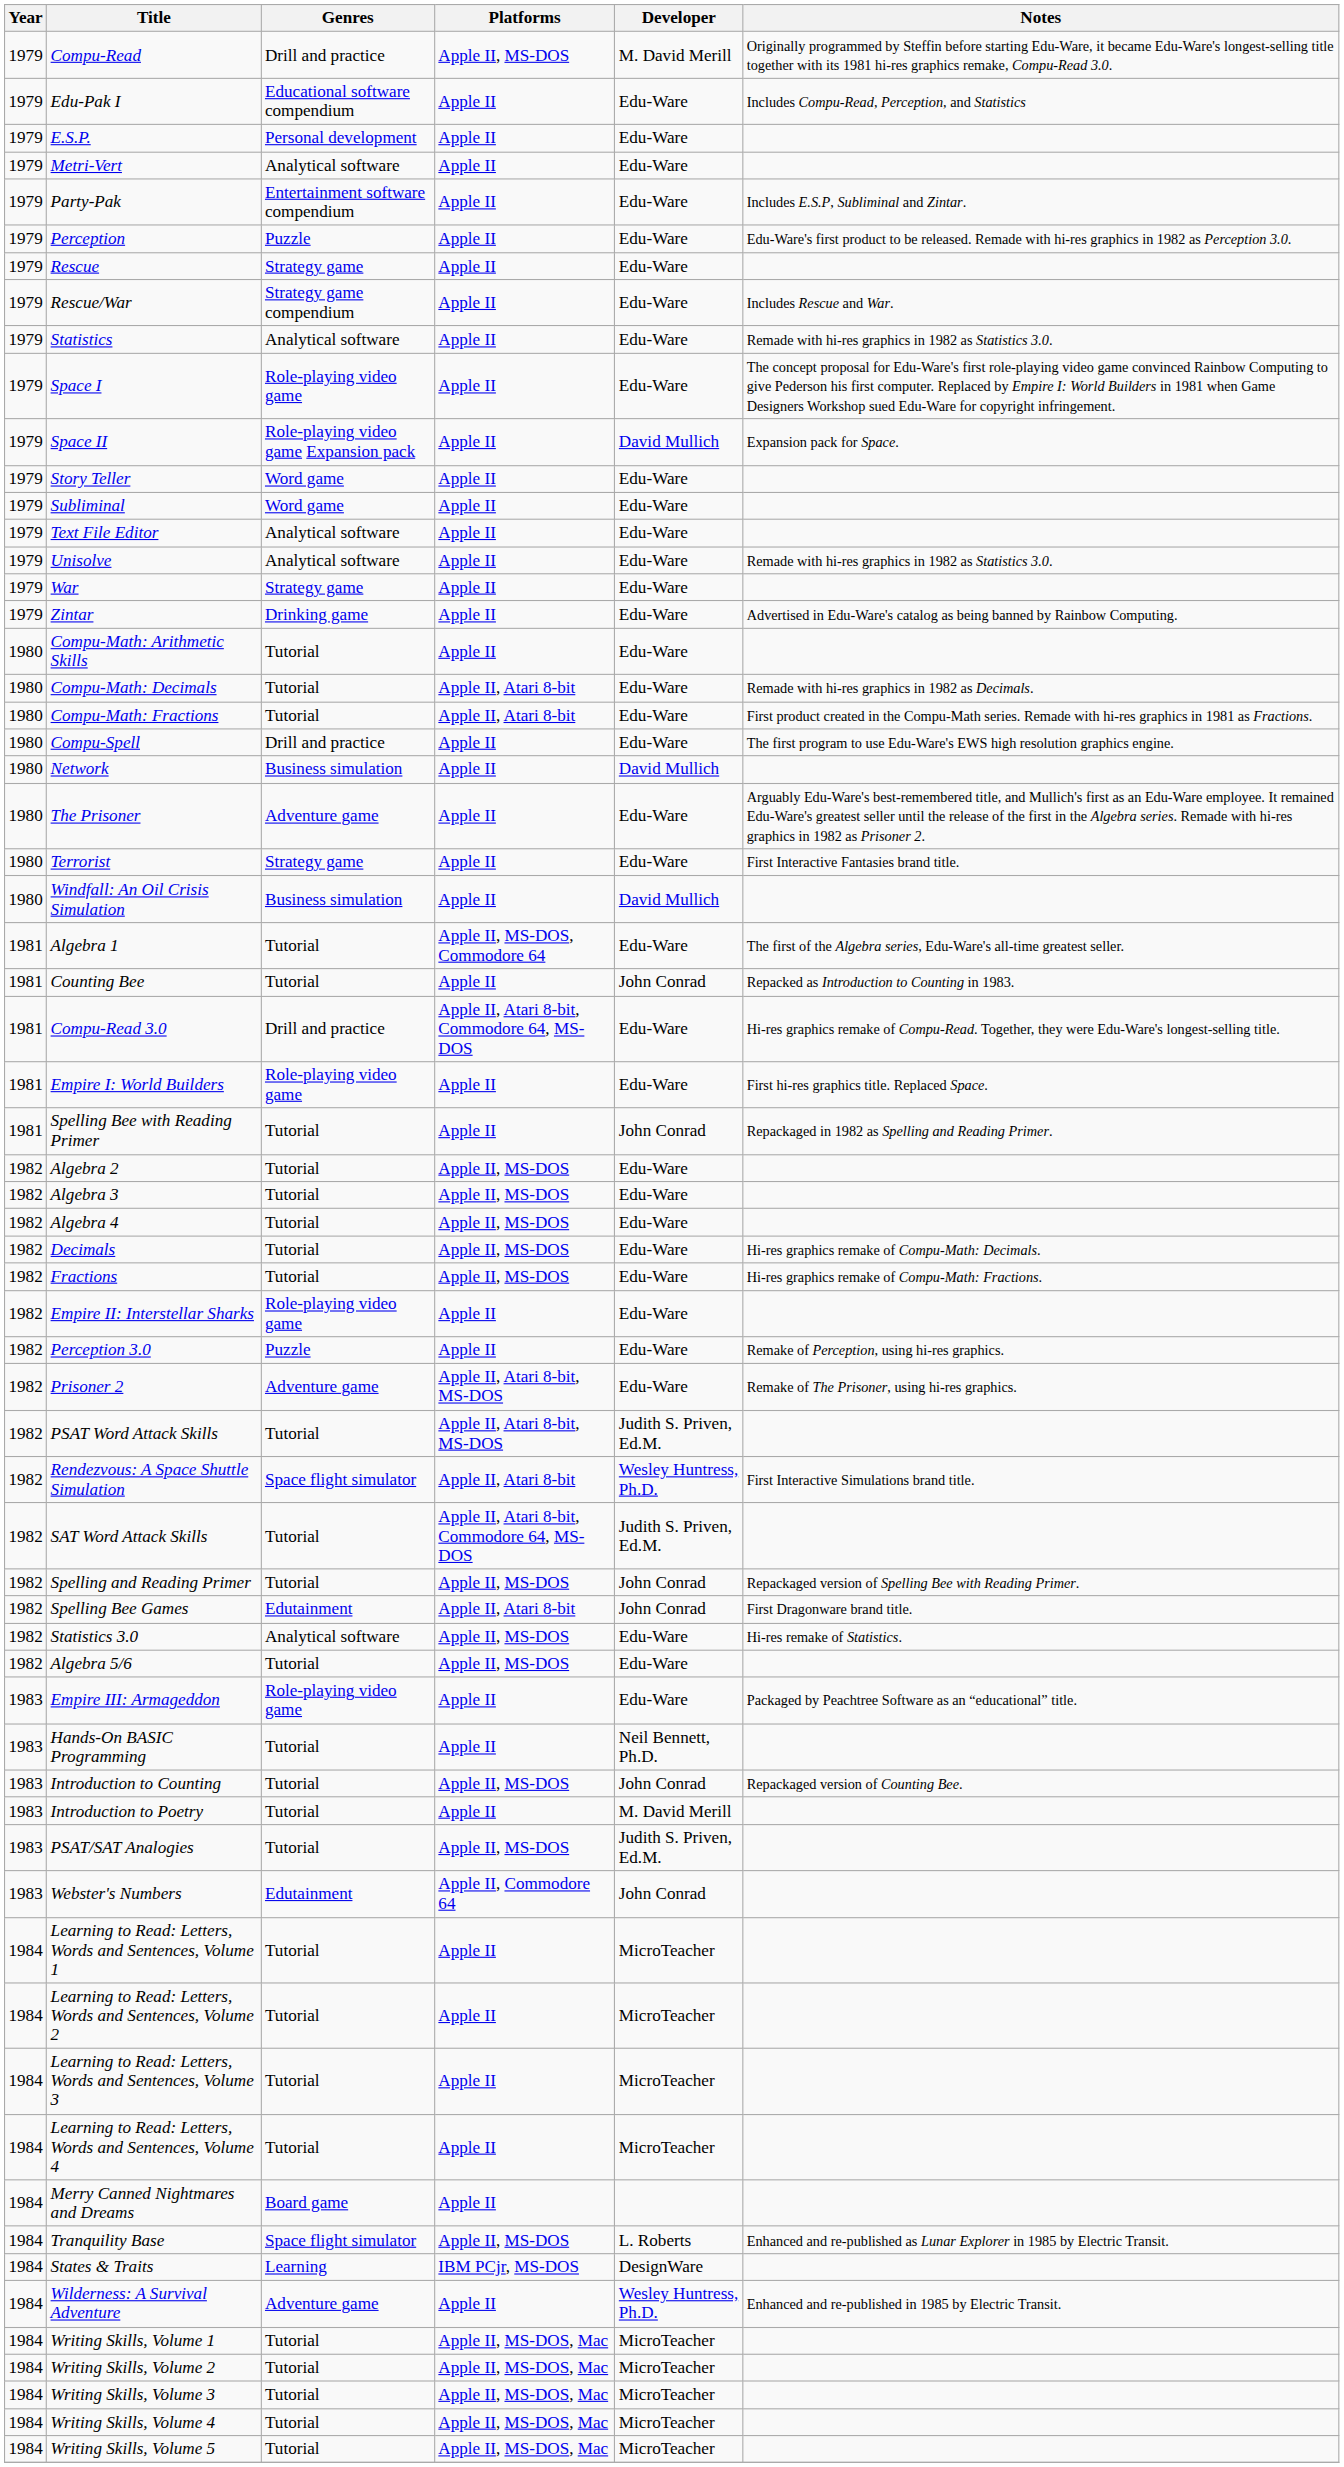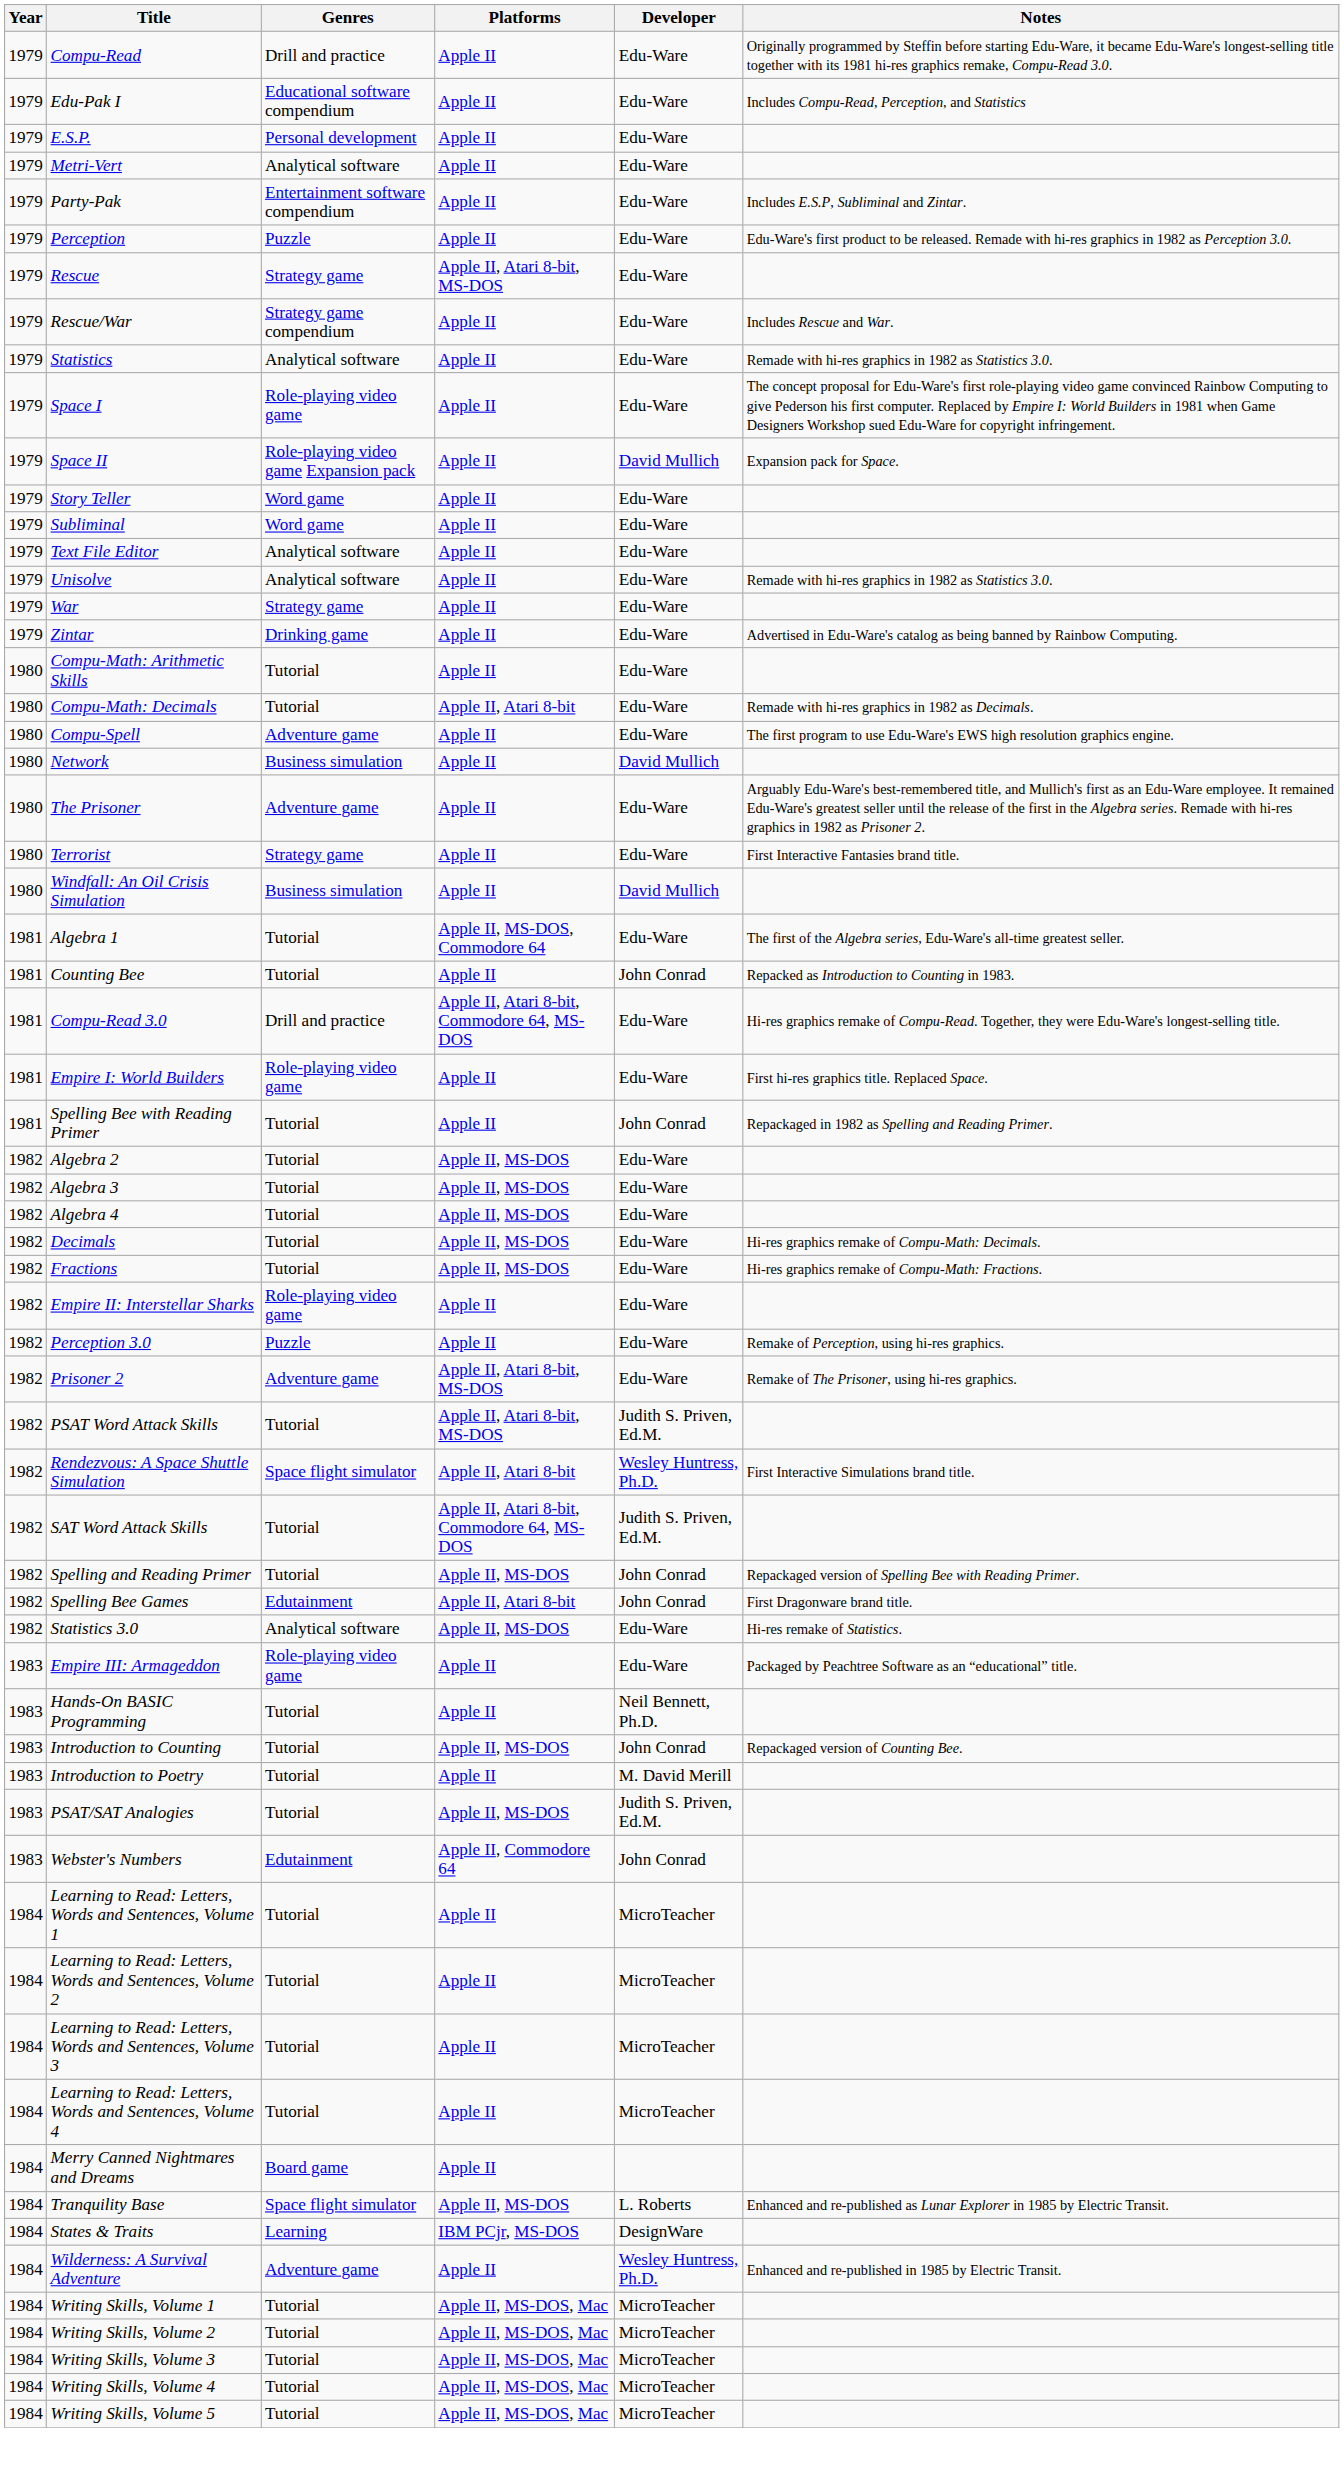(504, 54) Apple II, MS-DOS -> (467, 54) Apple II
(675, 54) M. David Merill -> (653, 54) Edu-Ware
(467, 265) Apple II -> (509, 275) Apple II, Atari 8-bit, MS-DOS
- row: (135, 715)
(325, 742) Drill and practice -> (322, 734) Adventure game
- row: (91, 1663)
